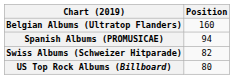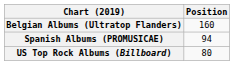- row: (94, 53)
